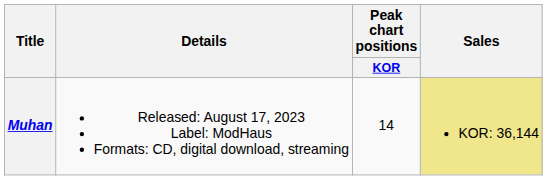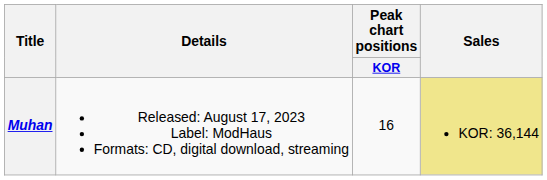(386, 126) 14 -> (386, 126) 16
